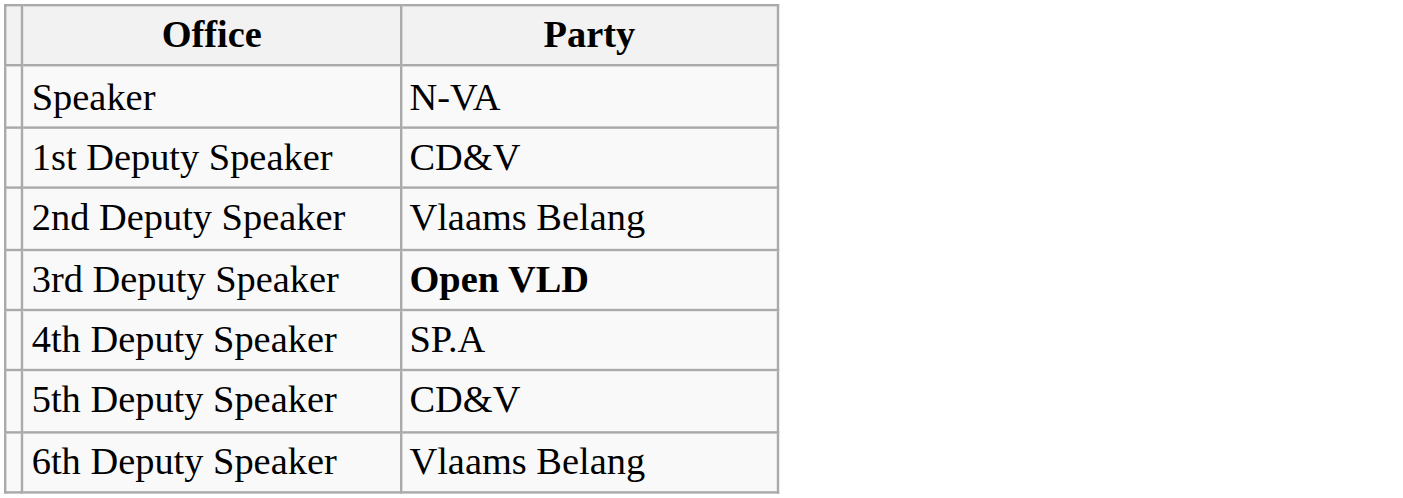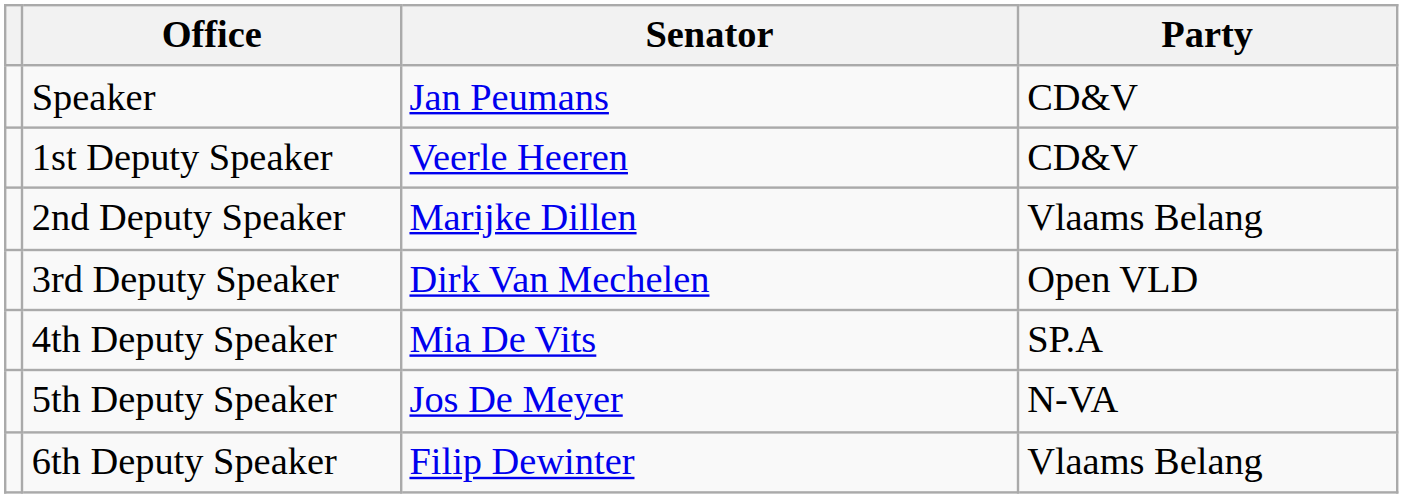+ column: (709, 34)
(455, 95) N-VA -> (1083, 95) CD&V
(499, 278) bold -> (1113, 278) normal
(465, 400) CD&V -> (1073, 400) N-VA
